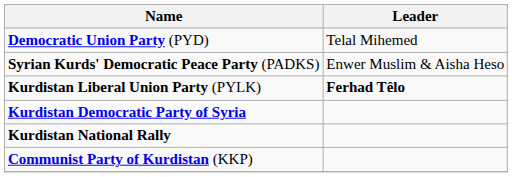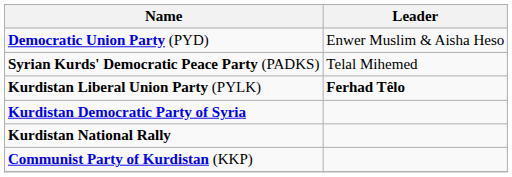(372, 40) Telal Mihemed -> (415, 40) Enwer Muslim & Aisha Heso
(415, 64) Enwer Muslim & Aisha Heso -> (372, 64) Telal Mihemed
